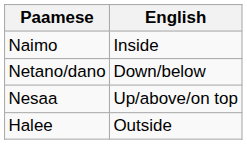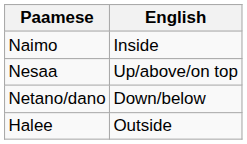rows swapped: (33, 98) <-> (57, 71)
